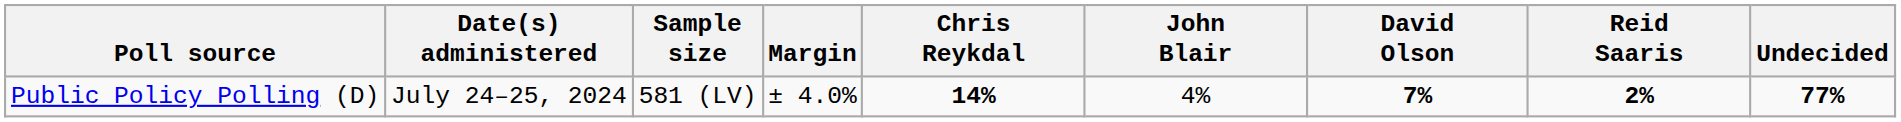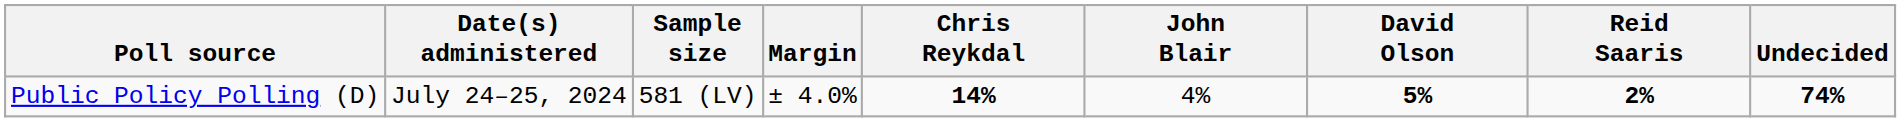(1417, 96) 7% -> (1417, 96) 5%
(1822, 96) 77% -> (1822, 96) 74%
